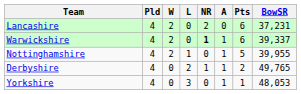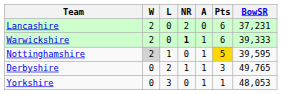- column: (152, 11)
(275, 40) 39,337 -> (255, 40) 39,333
(171, 54) no background -> (151, 54) lightgrey background
(242, 54) no background -> (223, 54) gold background
(275, 54) 39,955 -> (255, 54) 39,595
(242, 68) 2 -> (223, 68) 3
